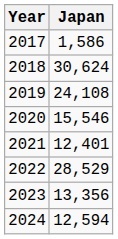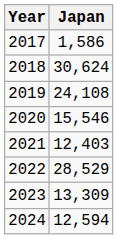(81, 144) 12,401 -> (81, 144) 12,403
(81, 195) 13,356 -> (81, 195) 13,309
